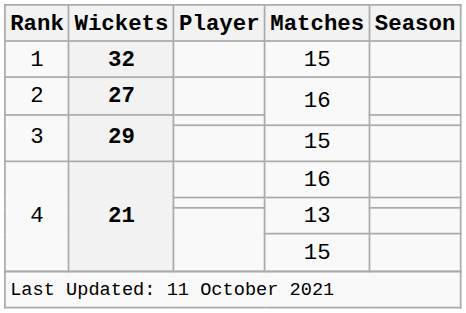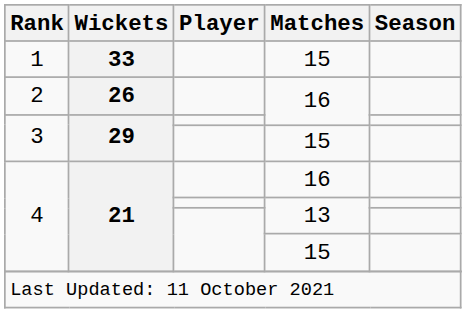(121, 60) 32 -> (121, 60) 33
(121, 96) 27 -> (121, 96) 26
